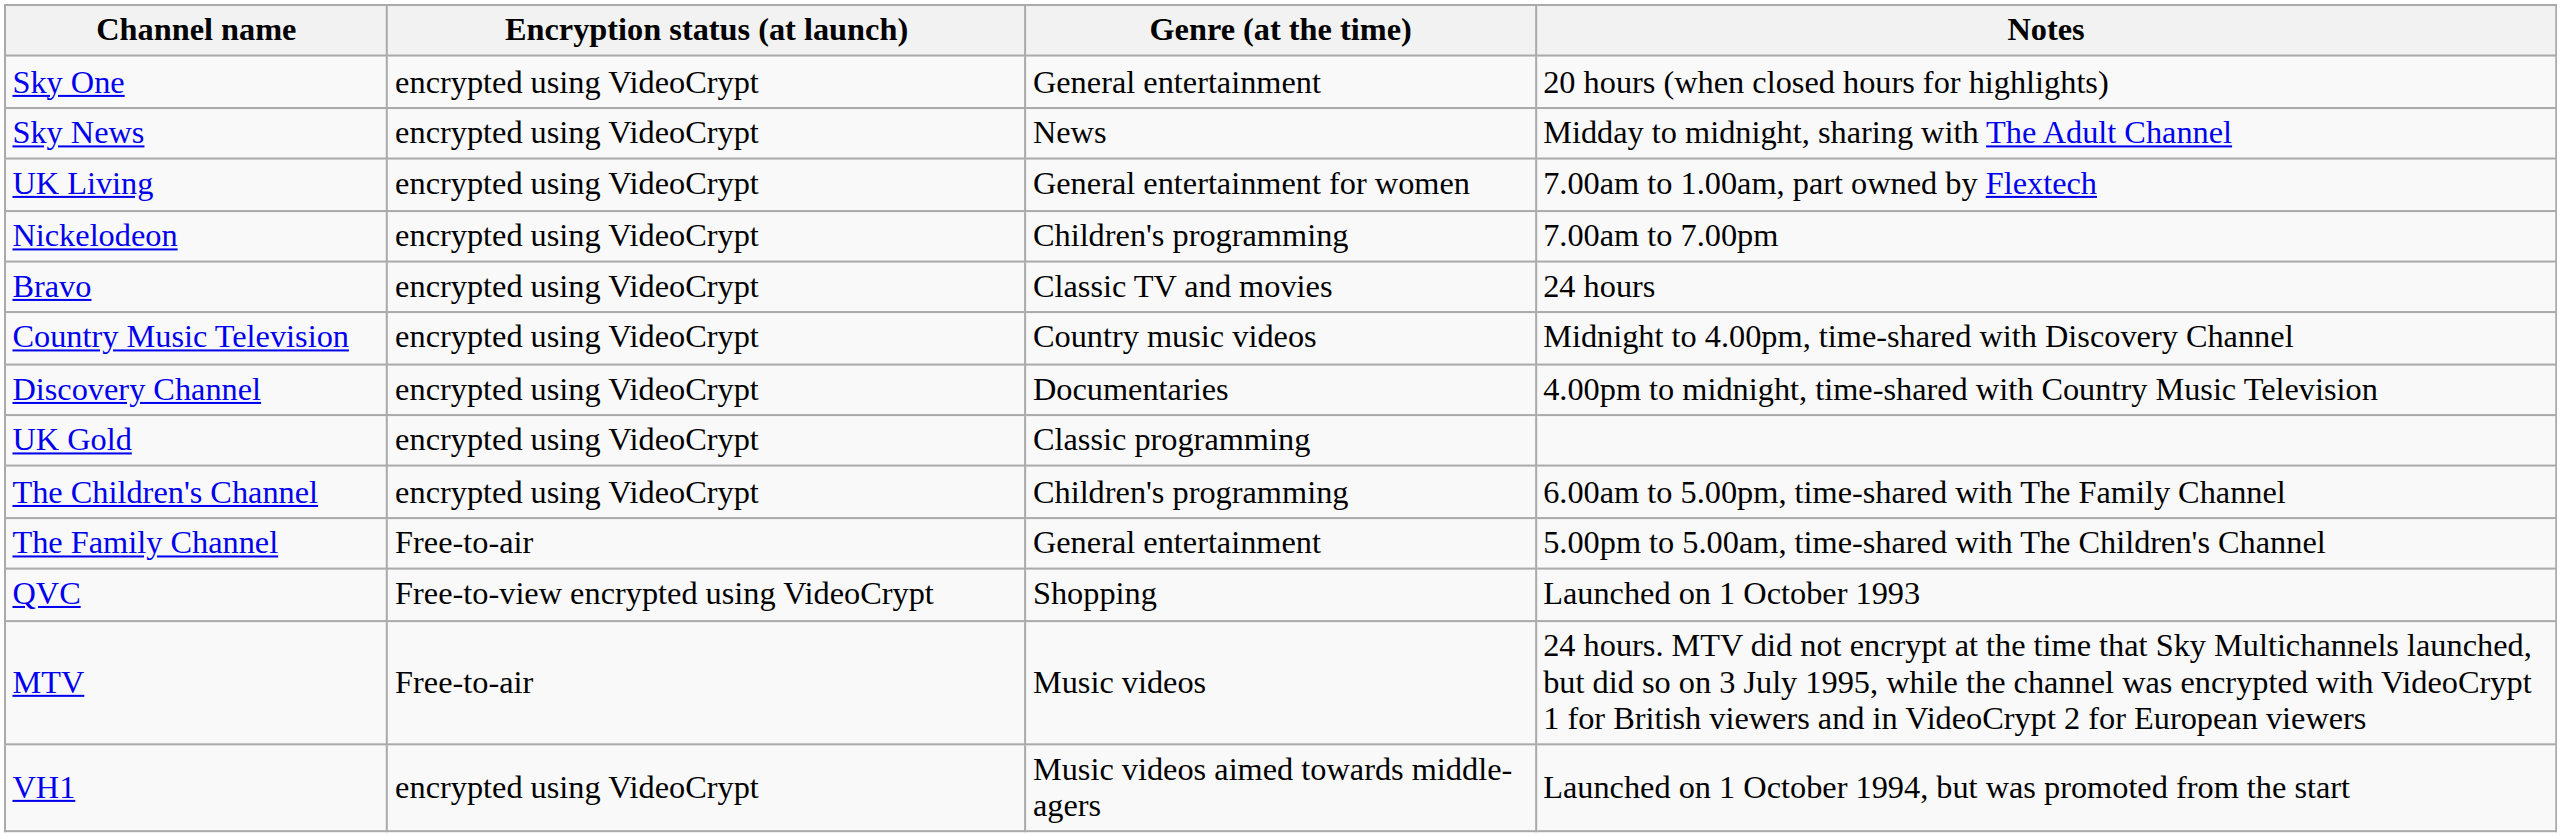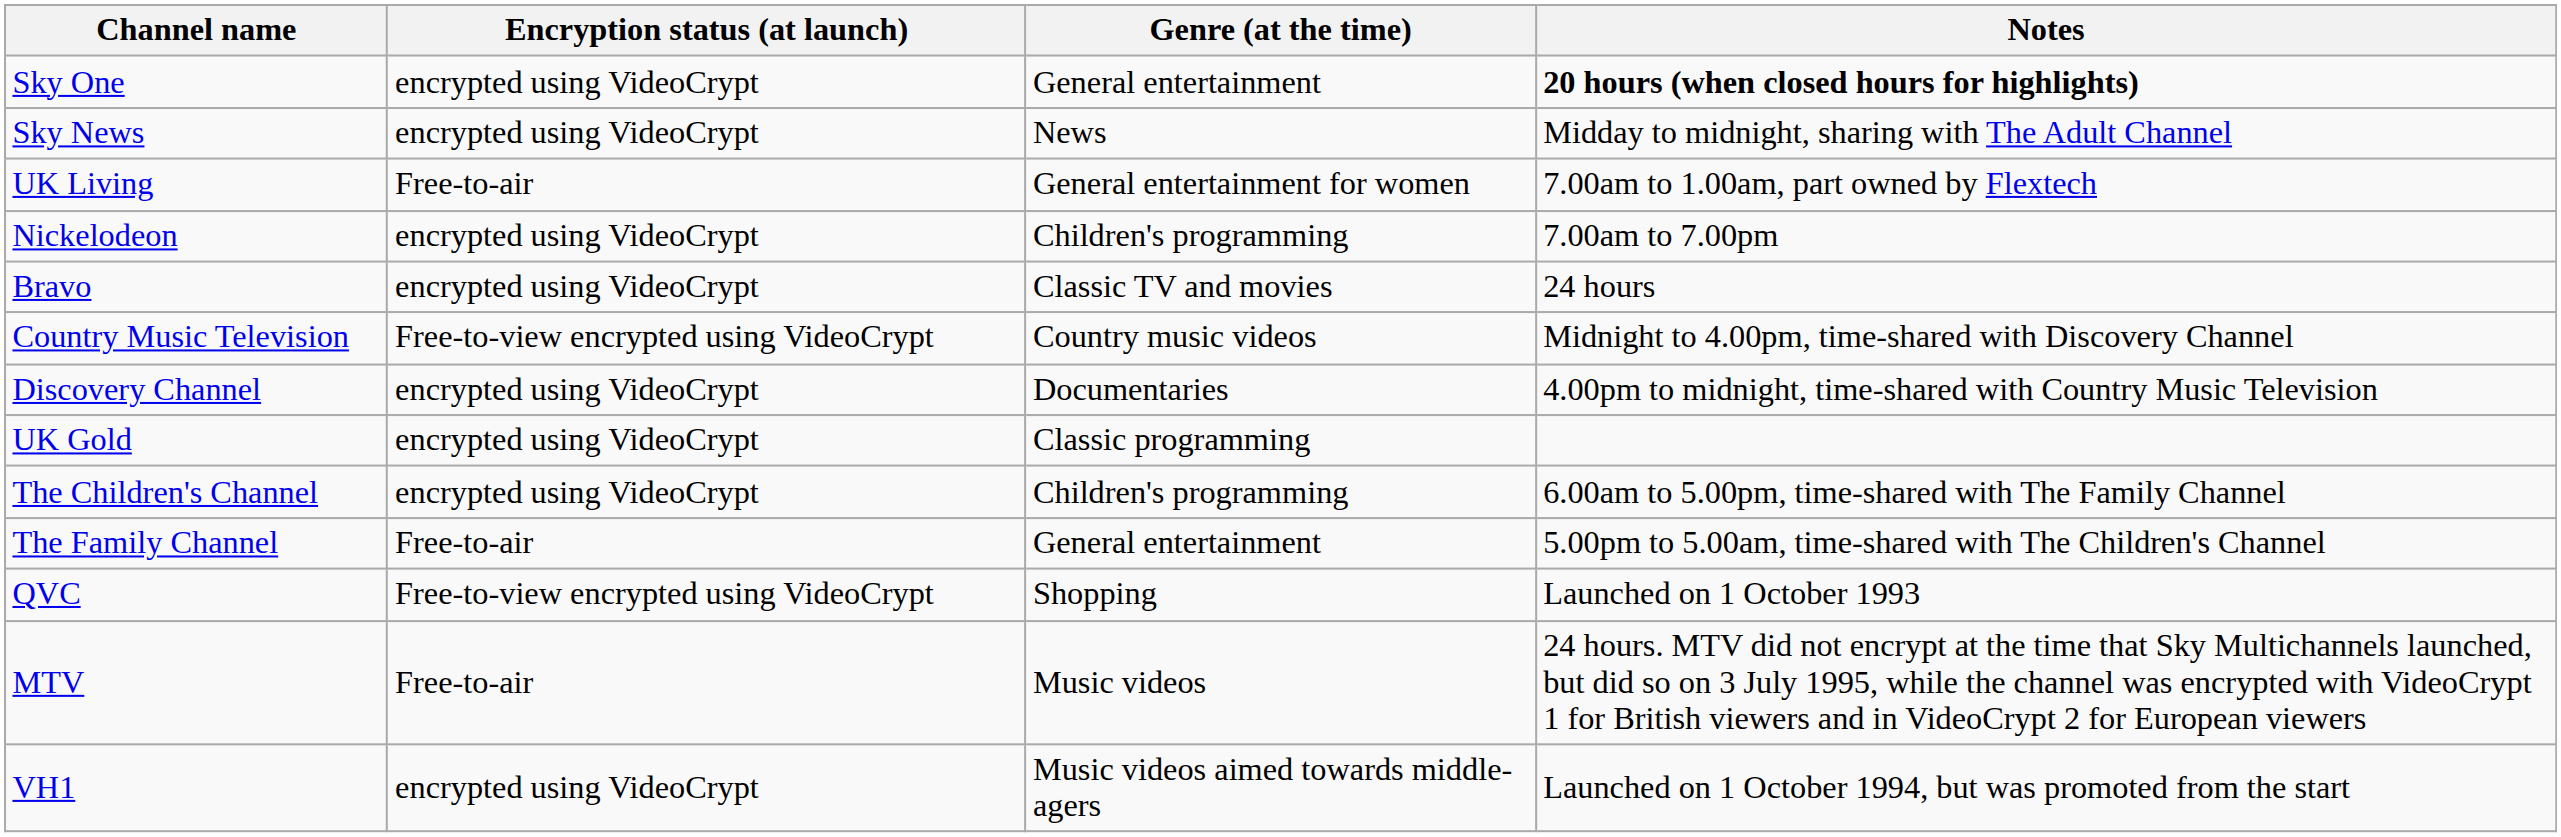(1826, 81) normal -> (1841, 81) bold
(577, 183) encrypted using VideoCrypt -> (464, 183) Free-to-air
(577, 337) encrypted using VideoCrypt -> (664, 337) Free-to-view encrypted using VideoCrypt
